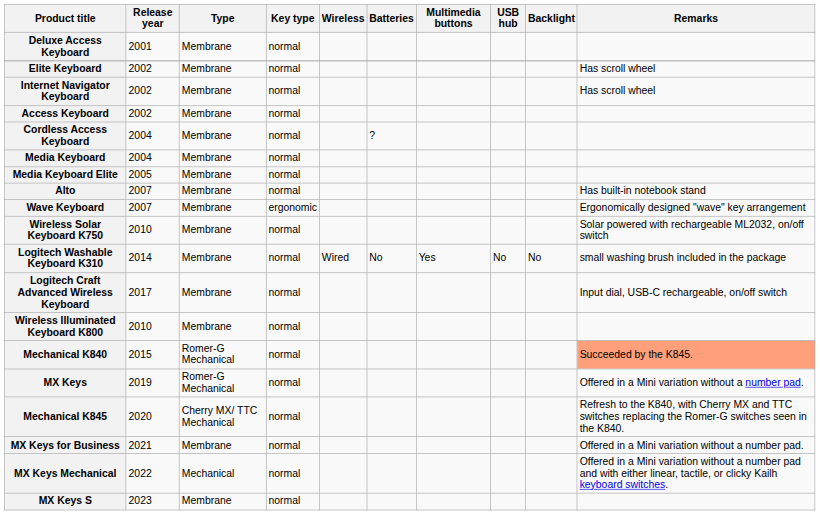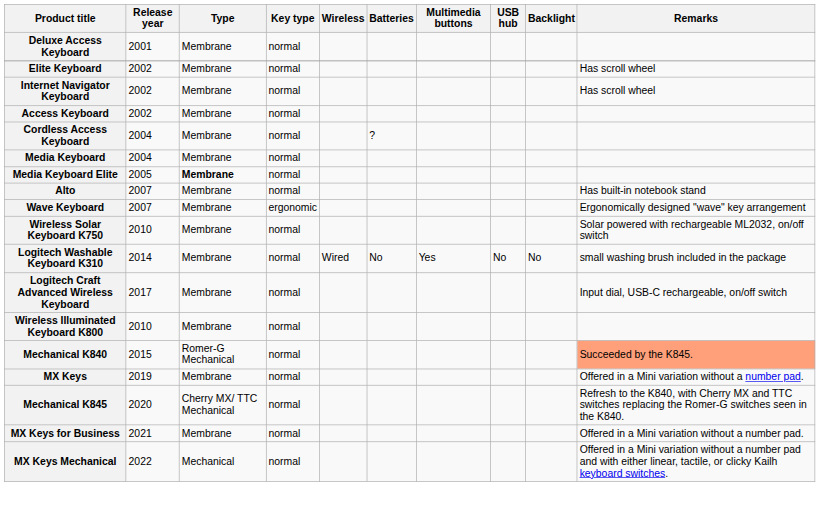(207, 175) normal -> (208, 175) bold
(208, 383) Romer-G Mechanical -> (207, 377) Membrane
- row: (65, 501)
